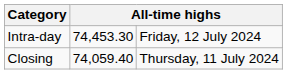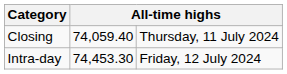rows swapped: (30, 58) <-> (34, 36)
